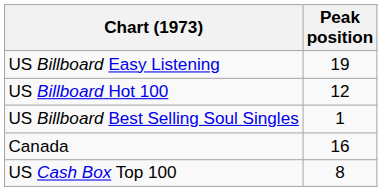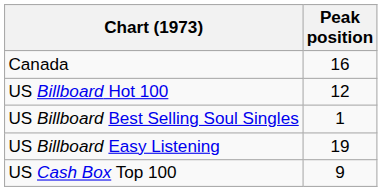rows swapped: (38, 145) <-> (114, 64)
(340, 173) 8 -> (340, 173) 9
